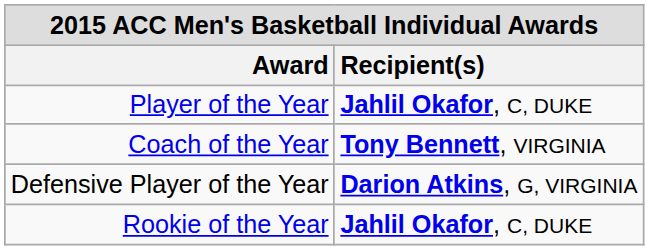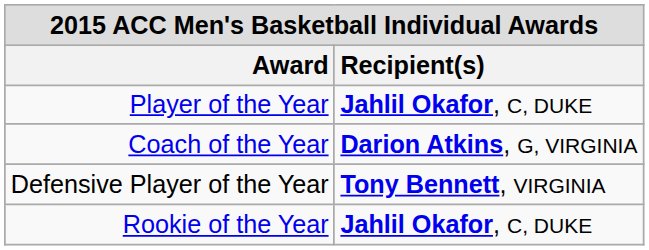(473, 145) Tony Bennett, VIRGINIA -> (489, 145) Darion Atkins, G, VIRGINIA
(489, 184) Darion Atkins, G, VIRGINIA -> (473, 184) Tony Bennett, VIRGINIA
